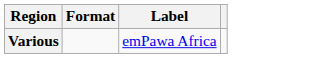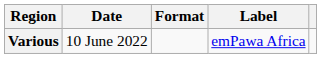+ column: (107, 16)
